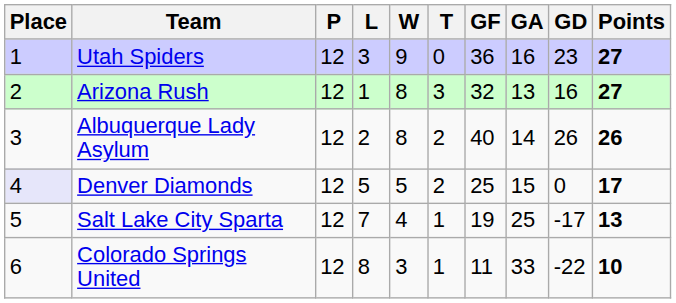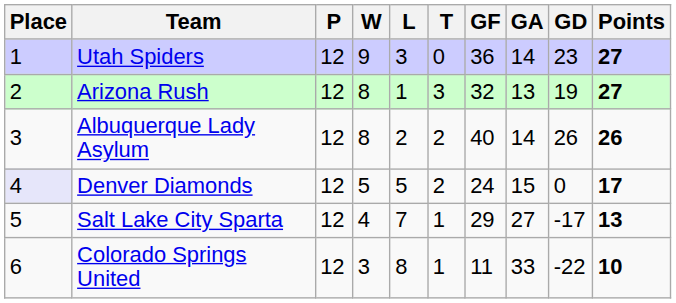columns swapped: (409, 21) <-> (371, 21)
(523, 56) 16 -> (523, 56) 14
(566, 91) 16 -> (566, 91) 19
(482, 185) 25 -> (482, 185) 24
(482, 220) 19 -> (482, 220) 29
(523, 220) 25 -> (523, 220) 27
